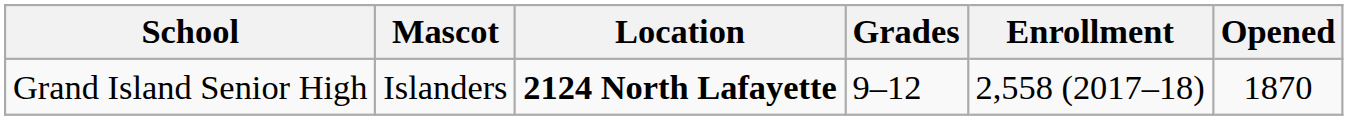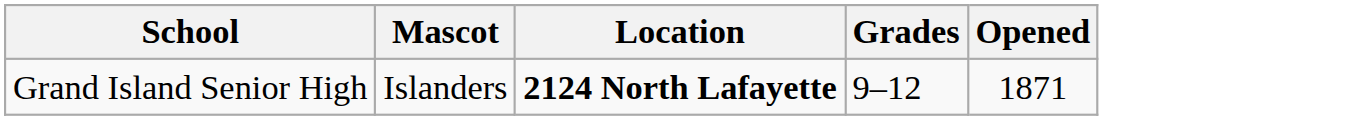- column: (1090, 31)
(1278, 86) 1870 -> (1033, 86) 1871
